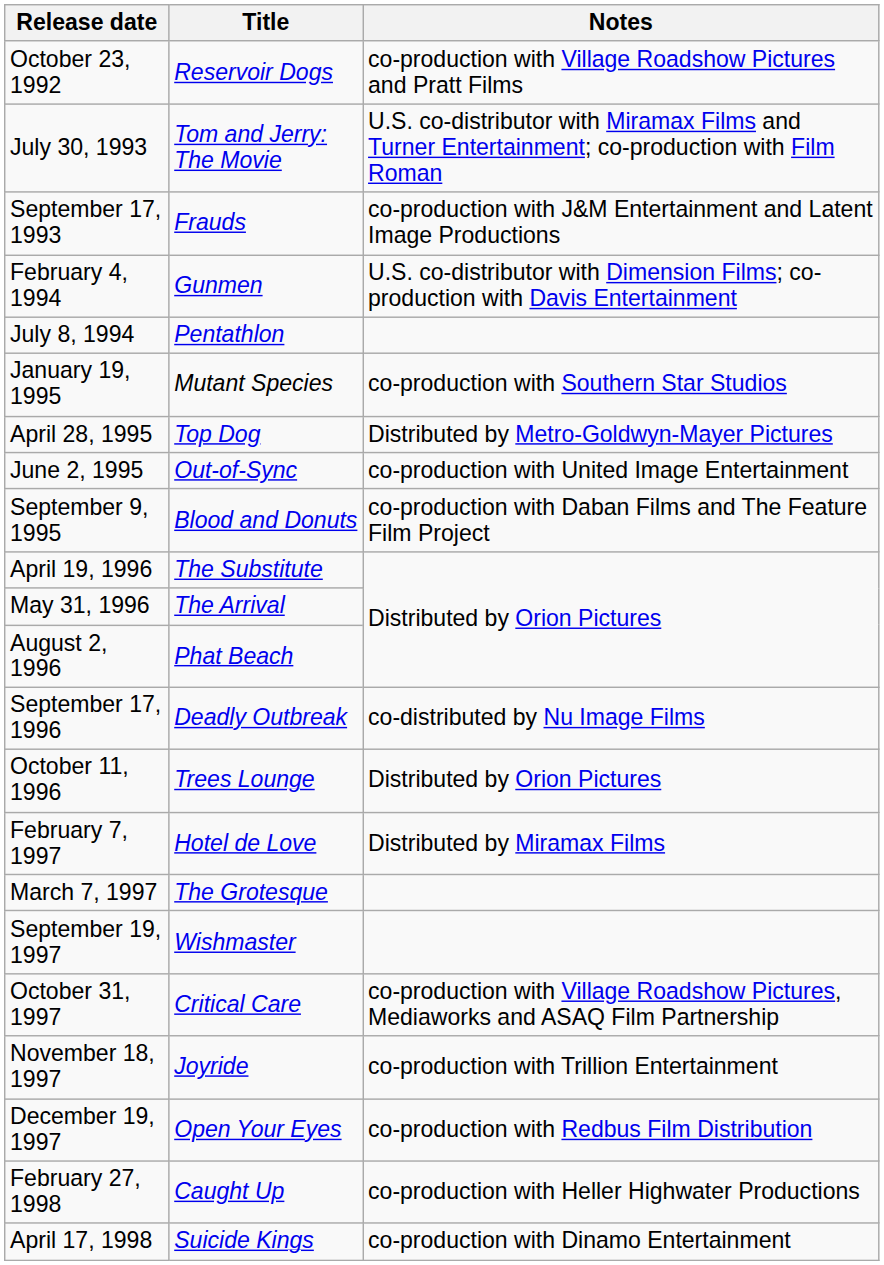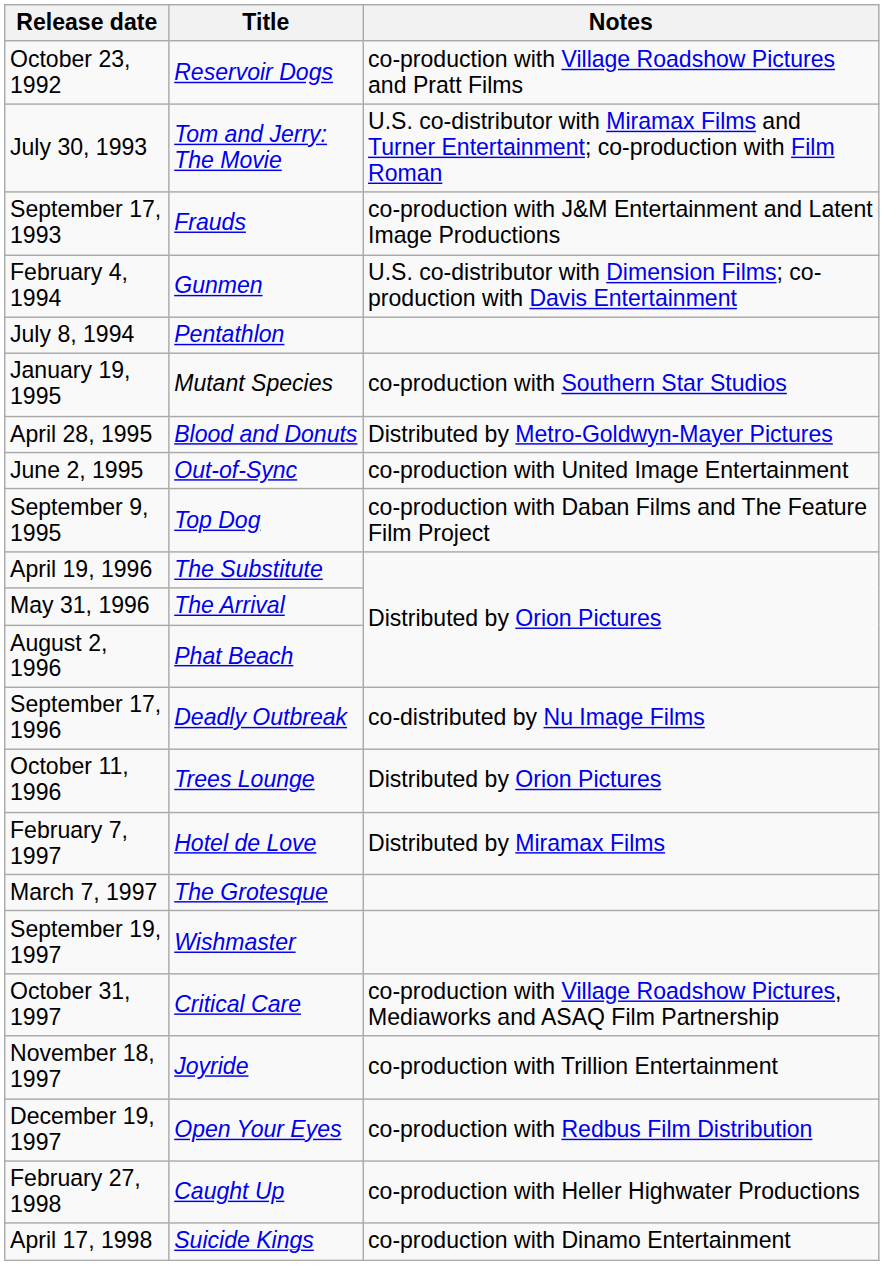(217, 434) Top Dog -> (266, 434) Blood and Donuts
(266, 520) Blood and Donuts -> (217, 520) Top Dog
